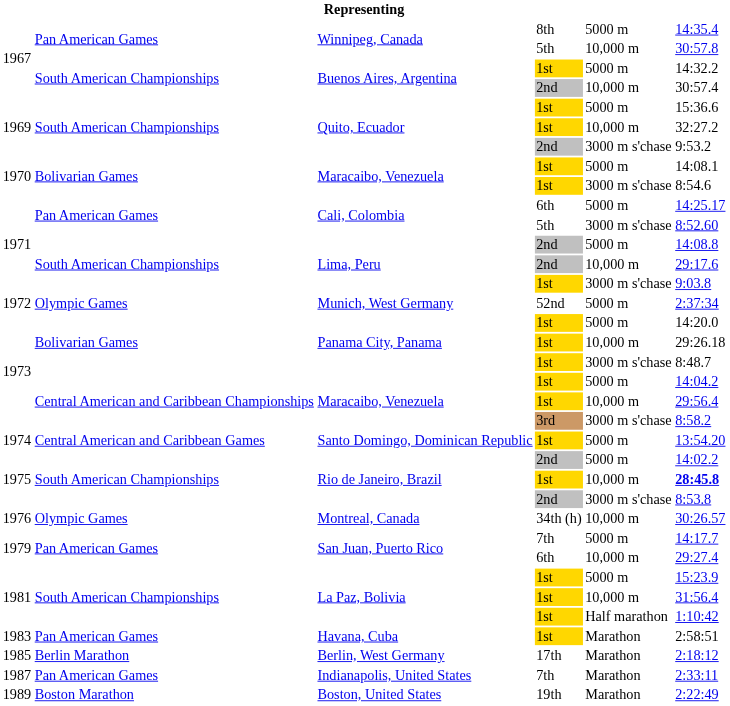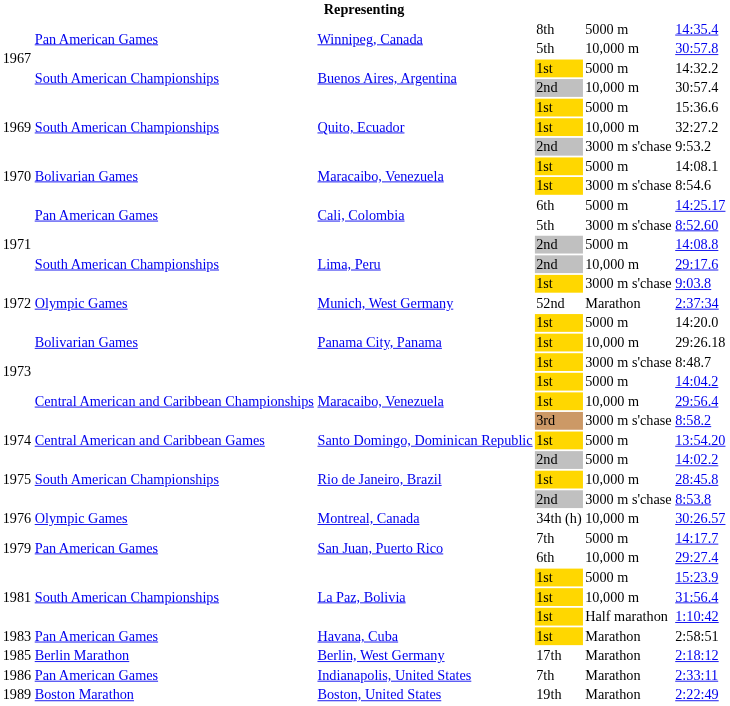(607, 303) 5000 m -> (613, 303) Marathon
(697, 479) bold -> (697, 479) normal
(17, 675) 1987 -> (17, 675) 1986
